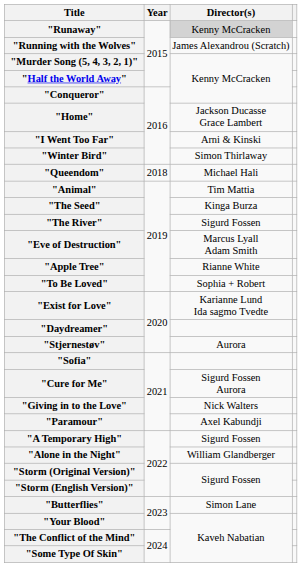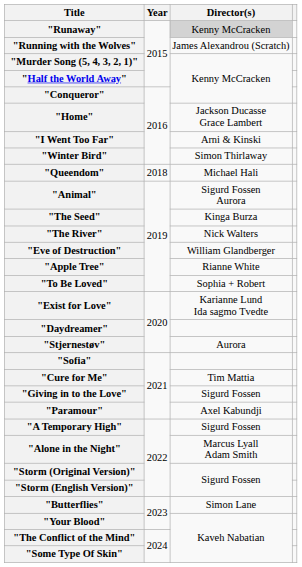(231, 189) Tim Mattia -> (231, 195) Sigurd Fossen Aurora
(231, 222) Sigurd Fossen -> (231, 234) Nick Walters
(231, 244) Marcus Lyall Adam Smith -> (231, 250) William Glandberger
(231, 383) Sigurd Fossen Aurora -> (231, 377) Tim Mattia
(231, 405) Nick Walters -> (231, 394) Sigurd Fossen
(231, 455) William Glandberger -> (231, 449) Marcus Lyall Adam Smith
